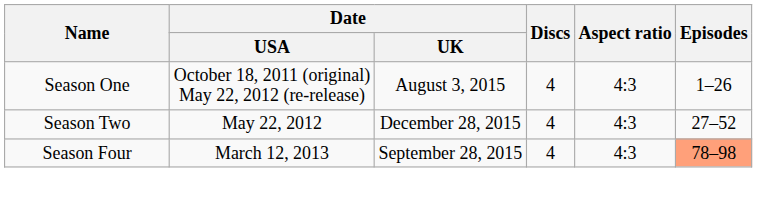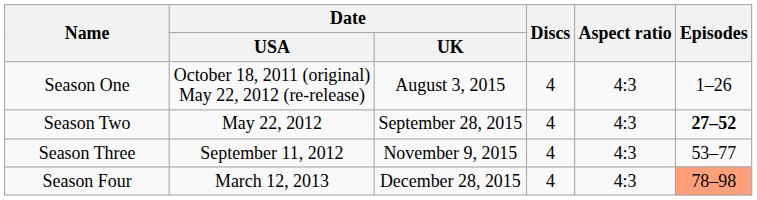(450, 124) December 28, 2015 -> (450, 124) September 28, 2015
(714, 124) normal -> (714, 124) bold
+ row: (87, 152)
(450, 152) September 28, 2015 -> (450, 180) December 28, 2015
